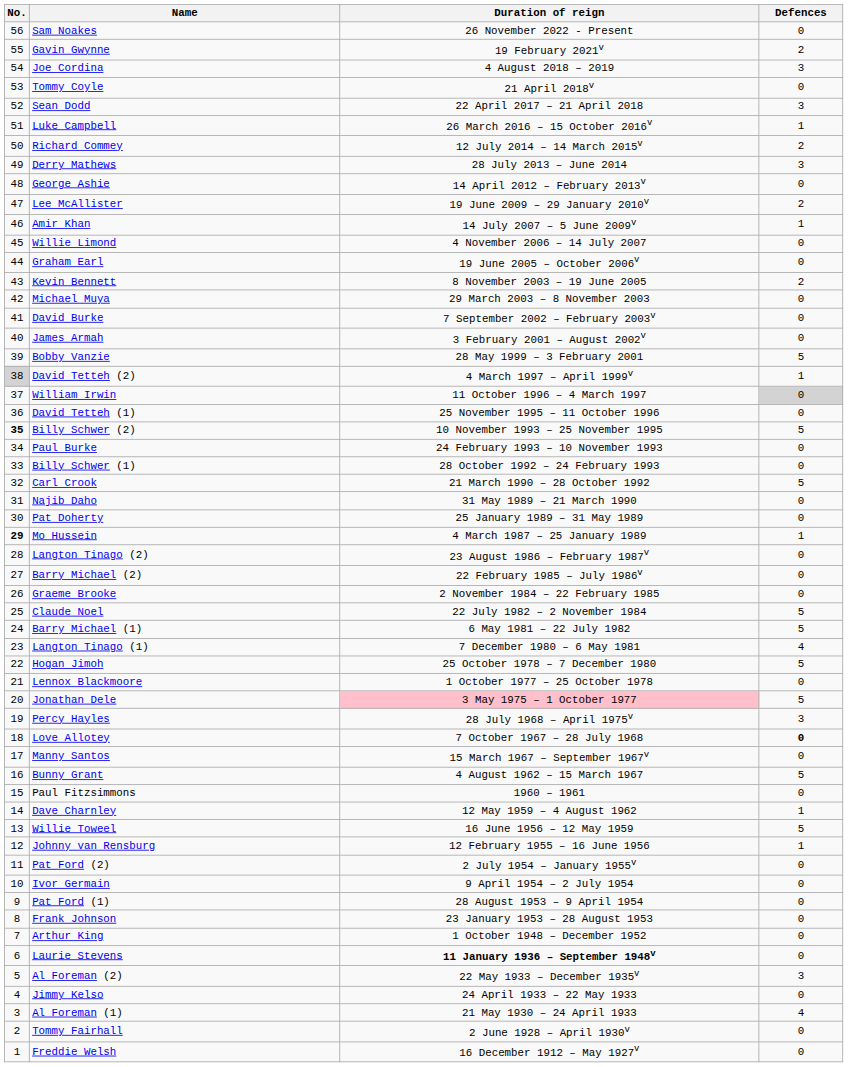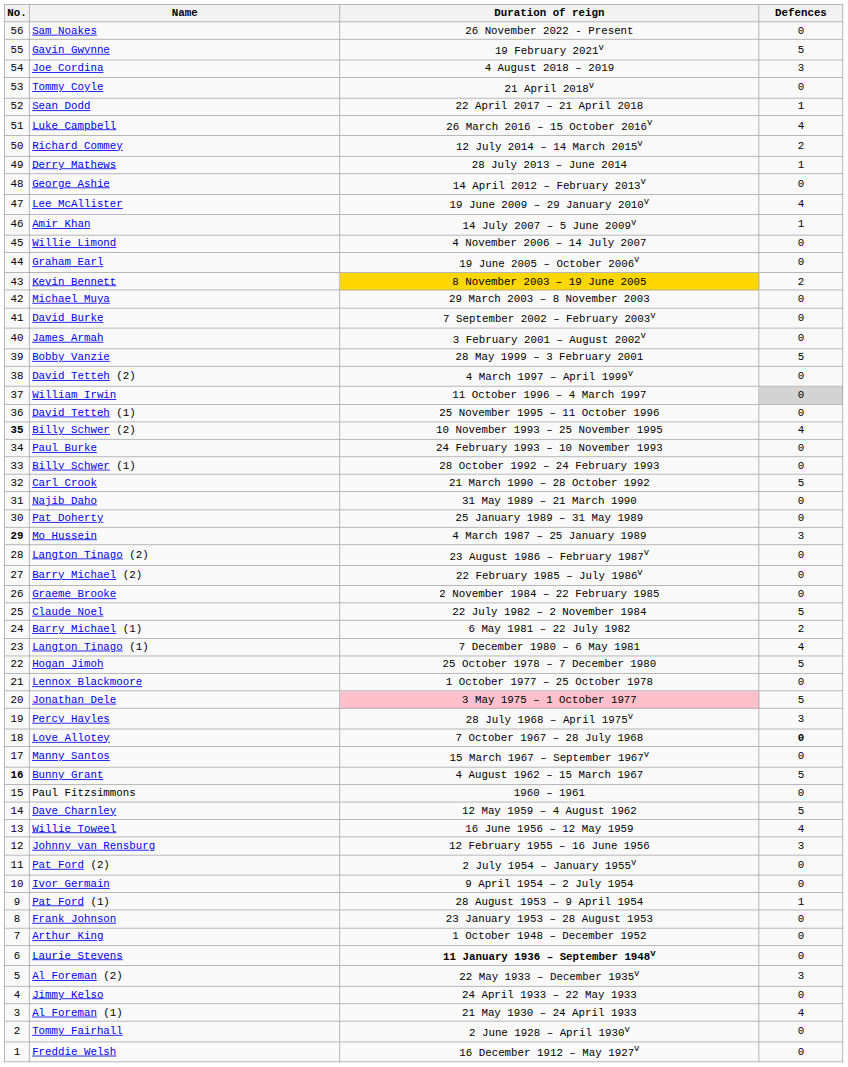(801, 50) 2 -> (801, 50) 5
(801, 107) 3 -> (801, 107) 1
(801, 126) 1 -> (801, 126) 4
(801, 165) 3 -> (801, 165) 1
(801, 204) 2 -> (801, 204) 4
(549, 282) no background -> (549, 282) gold background
(17, 376) lightgrey background -> (17, 376) no background
(801, 376) 1 -> (801, 376) 0
(801, 430) 5 -> (801, 430) 4
(801, 536) 1 -> (801, 536) 3
(801, 629) 5 -> (801, 629) 2
(17, 776) normal -> (17, 776) bold
(801, 811) 1 -> (801, 811) 5
(801, 828) 5 -> (801, 828) 4
(801, 846) 1 -> (801, 846) 3
(801, 902) 0 -> (801, 902) 1
